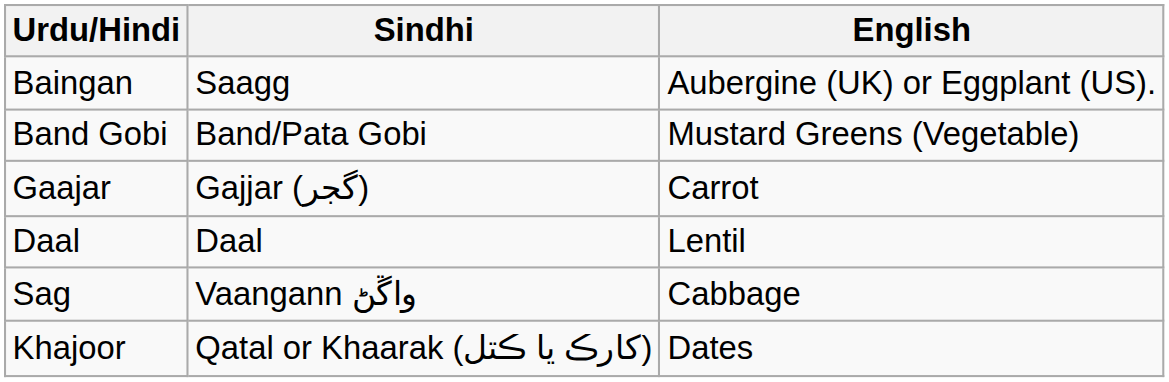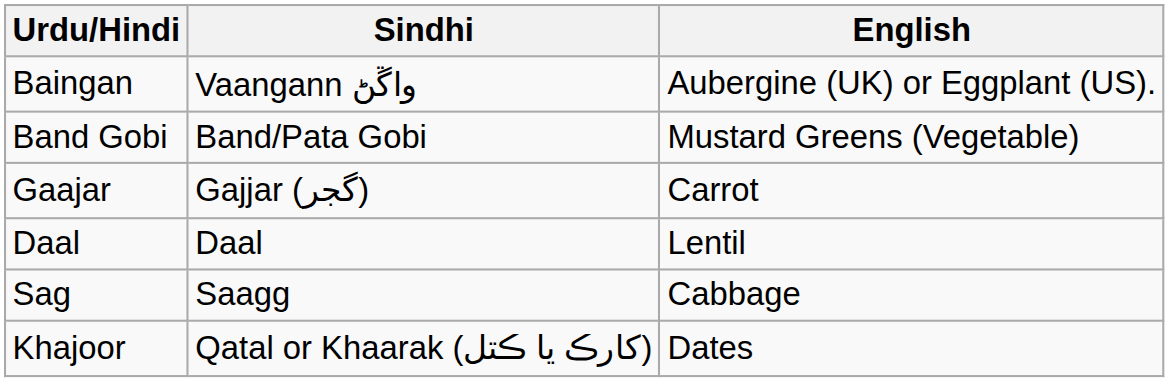(243, 82) Saagg -> (306, 84) Vaangann واڱڻ
(306, 294) Vaangann واڱڻ -> (243, 294) Saagg
